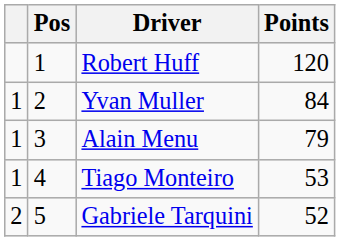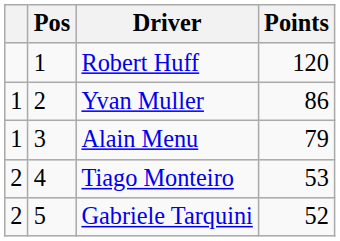(317, 100) 84 -> (317, 100) 86
(16, 178) 1 -> (16, 178) 2
